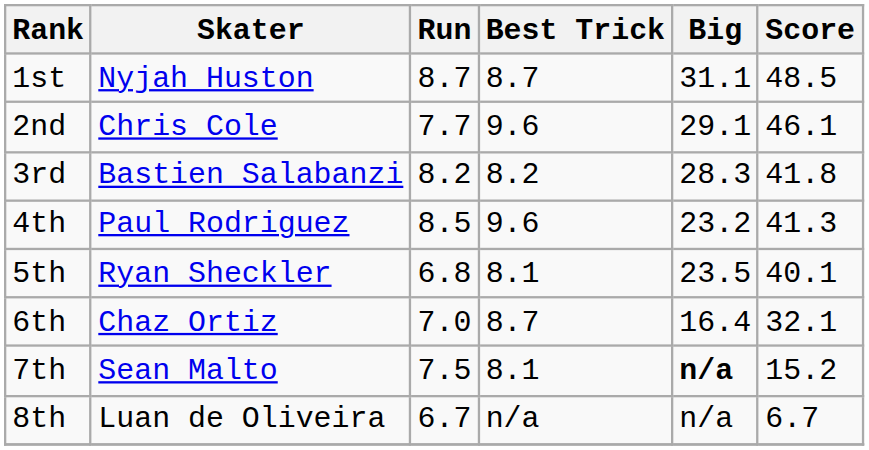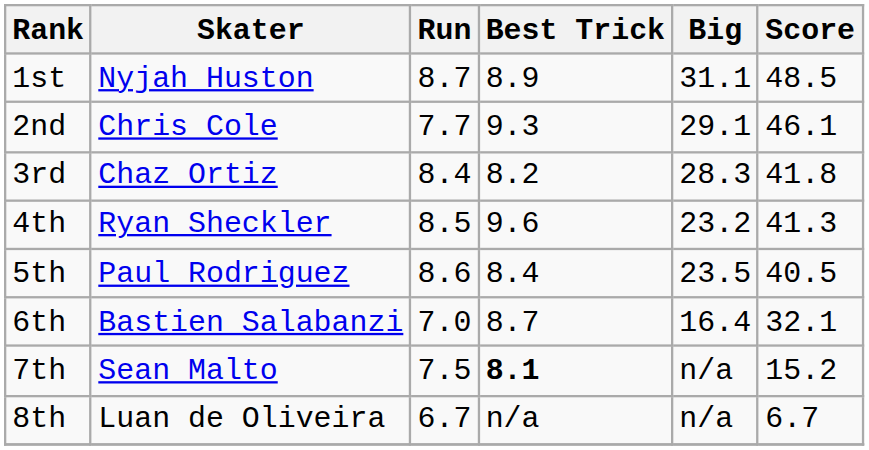(513, 78) 8.7 -> (513, 78) 8.9
(513, 127) 9.6 -> (513, 127) 9.3
(251, 176) Bastien Salabanzi -> (188, 176) Chaz Ortiz
(444, 176) 8.2 -> (444, 176) 8.4
(224, 224) Paul Rodriguez -> (215, 224) Ryan Sheckler
(215, 273) Ryan Sheckler -> (224, 273) Paul Rodriguez
(444, 273) 6.8 -> (444, 273) 8.6
(513, 273) 8.1 -> (513, 273) 8.4
(801, 273) 40.1 -> (801, 273) 40.5
(188, 322) Chaz Ortiz -> (251, 322) Bastien Salabanzi
(513, 371) normal -> (513, 371) bold
(706, 371) bold -> (706, 371) normal
